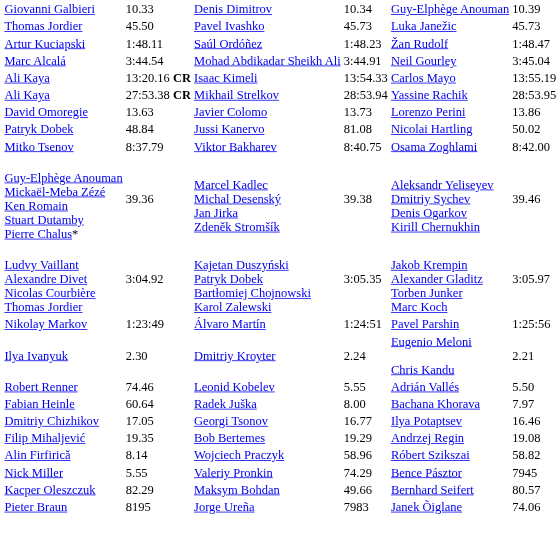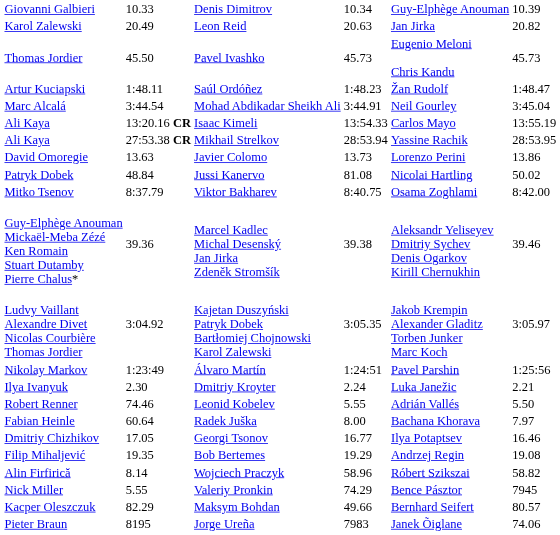+ row: (220, 26)
(424, 26) Luka Janežic -> (431, 57) Eugenio Meloni Chris Kandu
(431, 355) Eugenio Meloni Chris Kandu -> (424, 386) Luka Janežic
